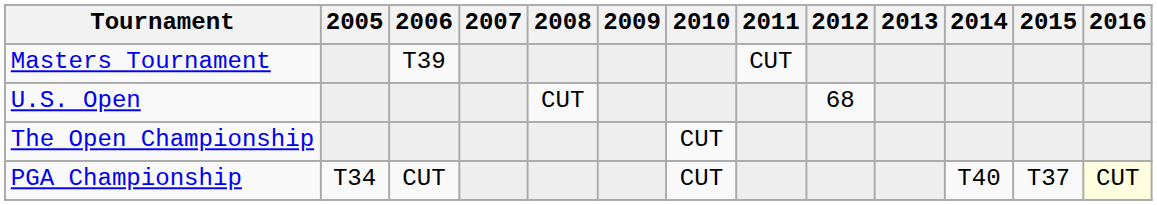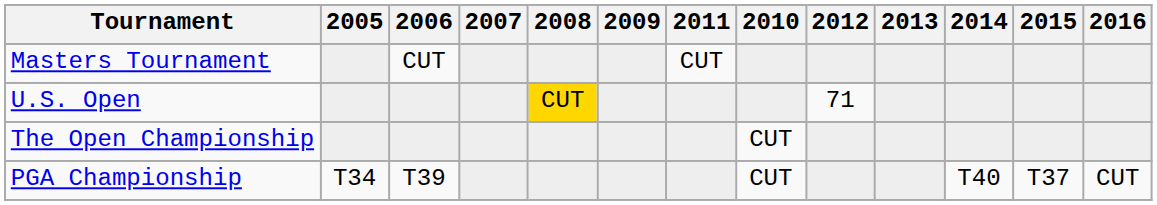columns swapped: (701, 25) <-> (771, 25)
(424, 64) T39 -> (424, 64) CUT
(563, 103) no background -> (563, 103) gold background
(840, 103) 68 -> (840, 103) 71
(424, 180) CUT -> (424, 180) T39
(1118, 180) lightyellow background -> (1118, 180) no background
